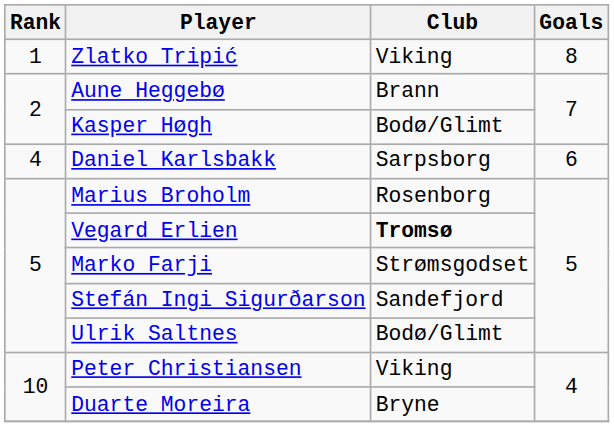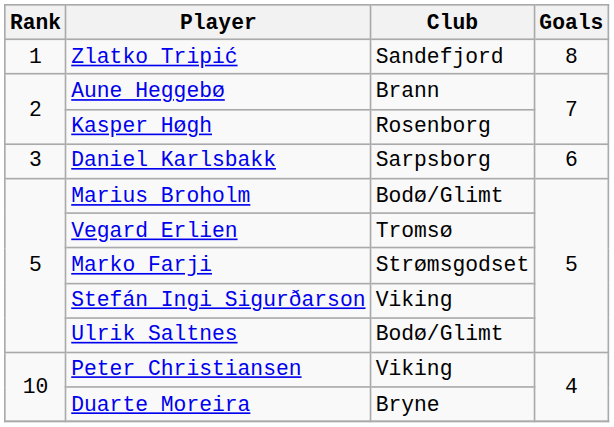(414, 57) Viking -> (440, 57) Sandefjord
(440, 126) Bodø/Glimt -> (433, 126) Rosenborg
(35, 161) 4 -> (35, 161) 3
(433, 196) Rosenborg -> (440, 196) Bodø/Glimt
(414, 231) bold -> (414, 231) normal
(440, 300) Sandefjord -> (414, 300) Viking
